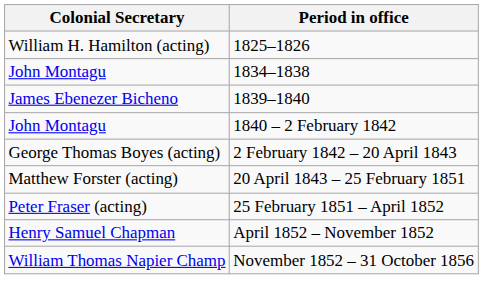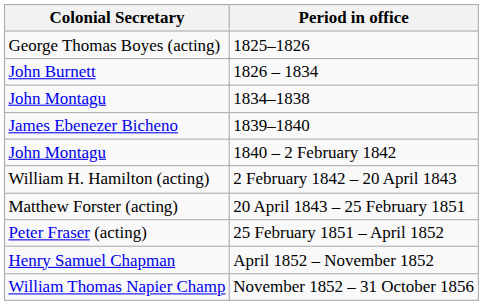(109, 44) William H. Hamilton (acting) -> (114, 44) George Thomas Boyes (acting)
+ row: (276, 71)
(114, 152) George Thomas Boyes (acting) -> (109, 179) William H. Hamilton (acting)
